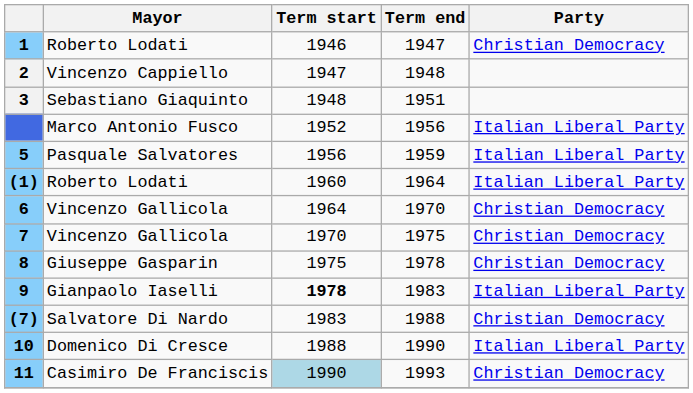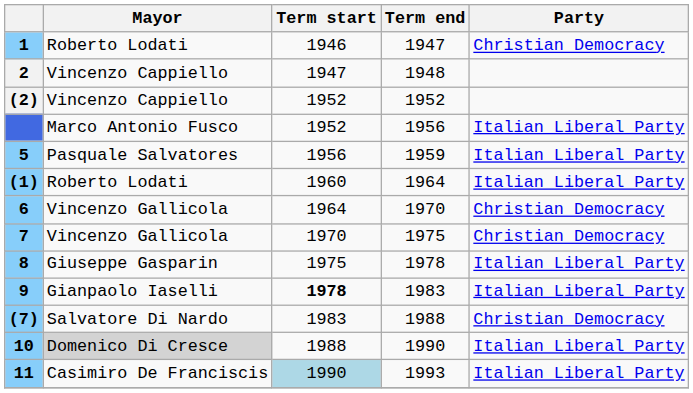- row: (24, 100)
+ row: (24, 100)
(569, 264) Christian Democracy -> (579, 264) Italian Liberal Party
(137, 346) no background -> (137, 346) lightgrey background
(569, 374) Christian Democracy -> (579, 374) Italian Liberal Party
